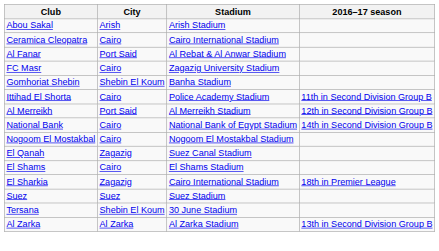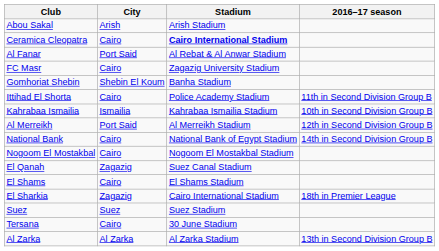(224, 40) normal -> (228, 40) bold
+ row: (43, 111)
(132, 210) Shebin El Koum -> (110, 224) Cairo
